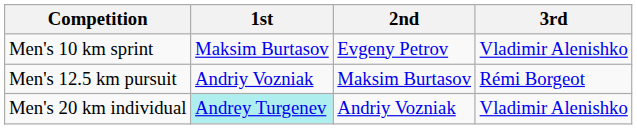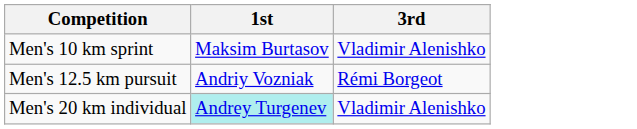- column: (404, 19)
